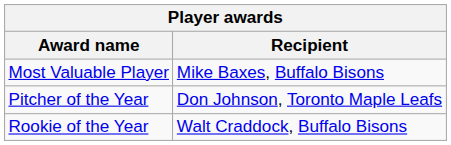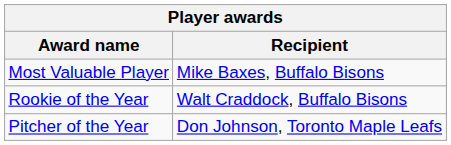rows swapped: (78, 99) <-> (78, 126)
